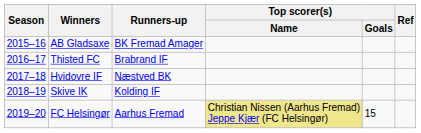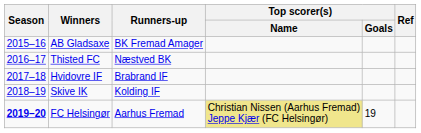(141, 60) Brabrand IF -> (143, 60) Næstved BK
(143, 76) Næstved BK -> (141, 76) Brabrand IF
(26, 114) normal -> (26, 114) bold
(370, 114) 15 -> (370, 114) 19
